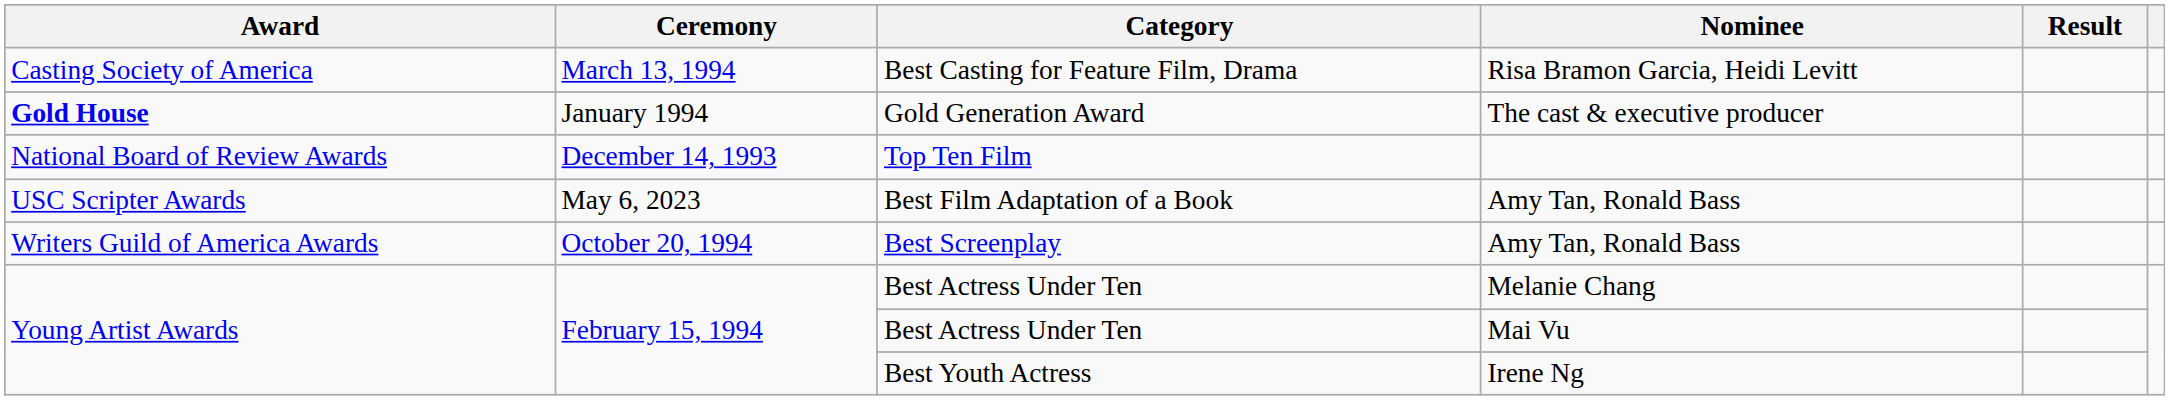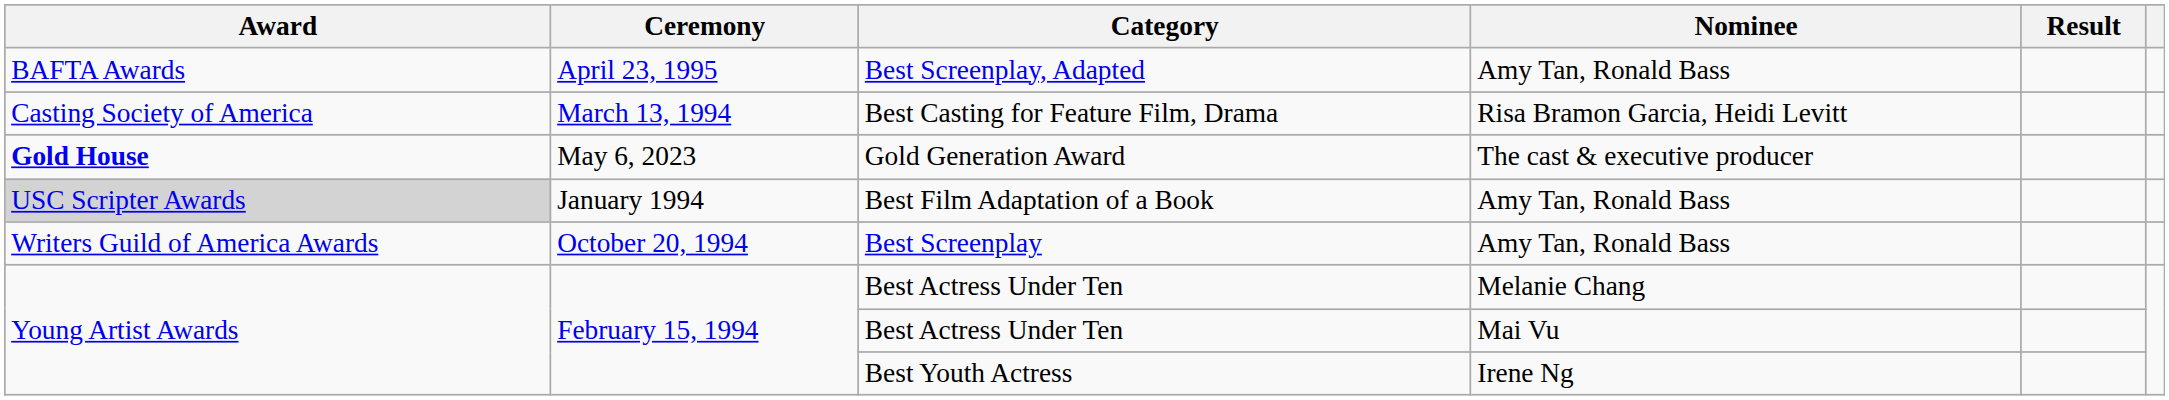+ row: (1005, 69)
(635, 112) January 1994 -> (627, 156) May 6, 2023
- row: (958, 156)
(128, 199) no background -> (128, 199) lightgrey background
(631, 199) May 6, 2023 -> (631, 199) January 1994
